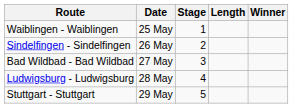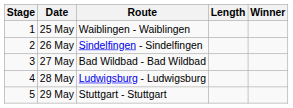columns swapped: (192, 12) <-> (70, 12)
